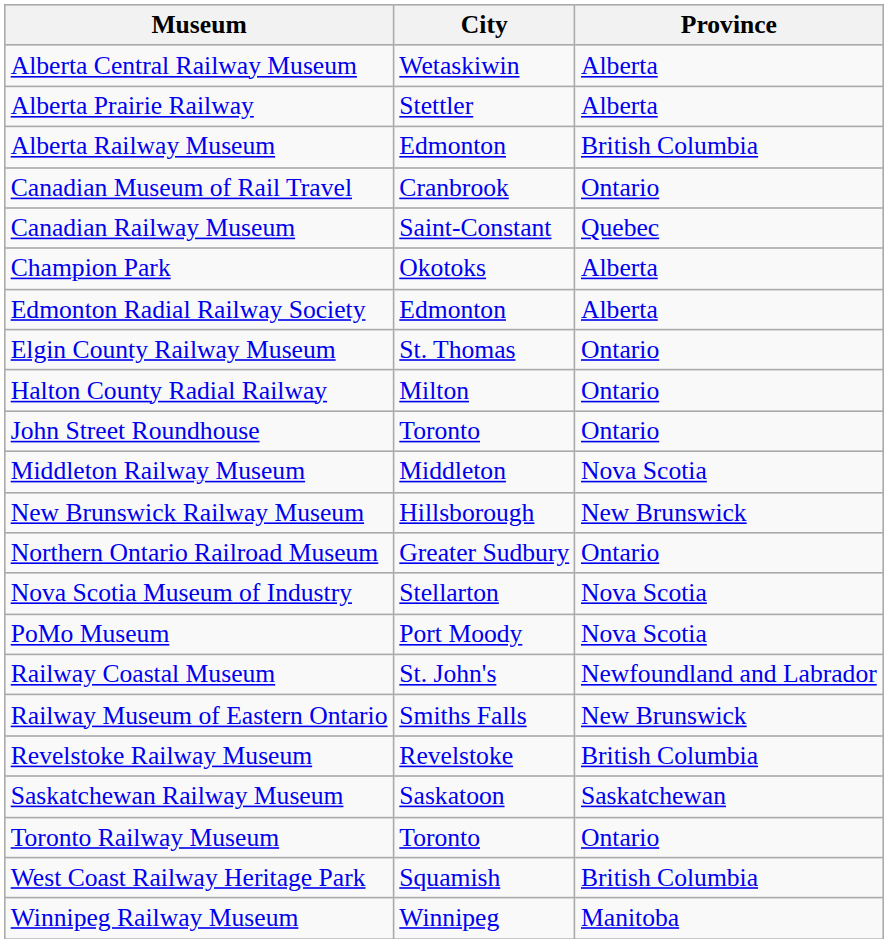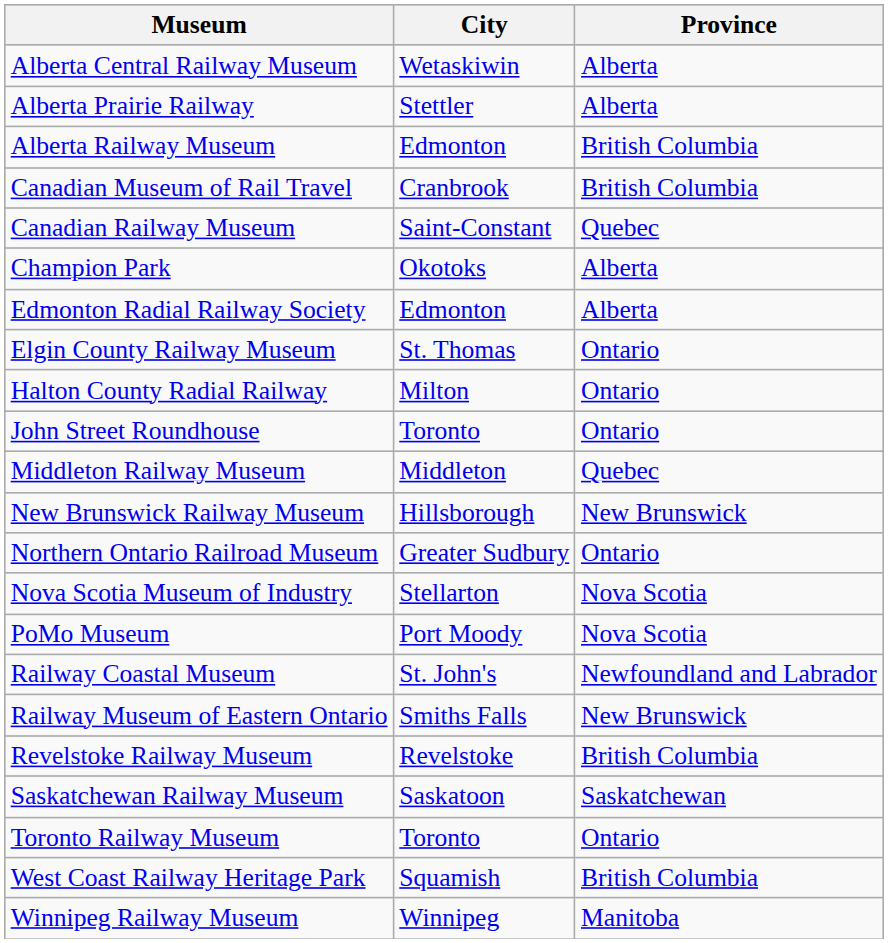(620, 187) Ontario -> (670, 187) British Columbia
(644, 471) Nova Scotia -> (620, 471) Quebec
